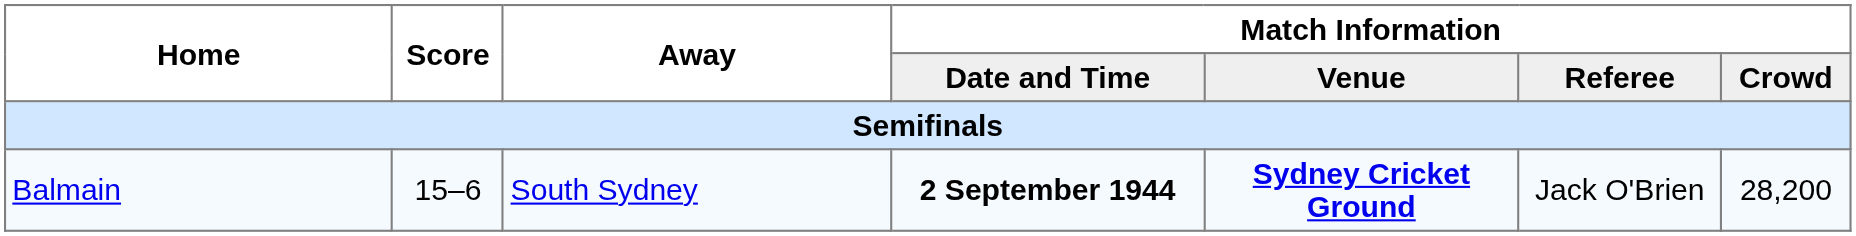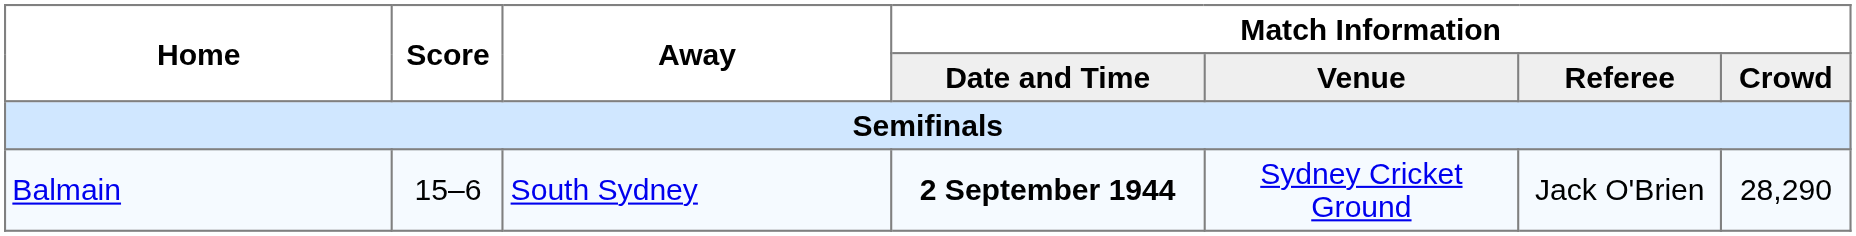(1361, 190) bold -> (1361, 190) normal
(1786, 190) 28,200 -> (1786, 190) 28,290
